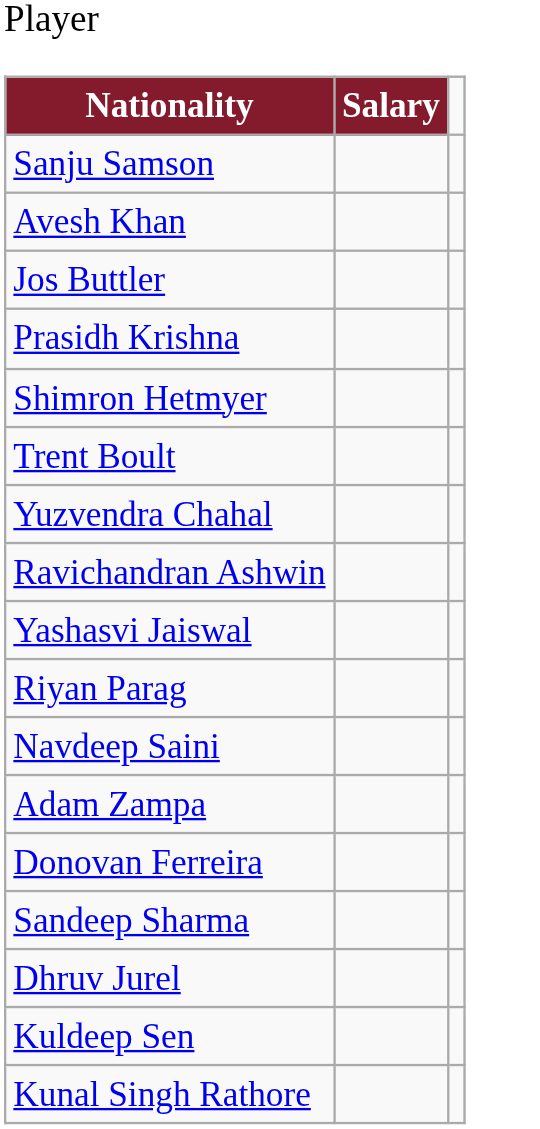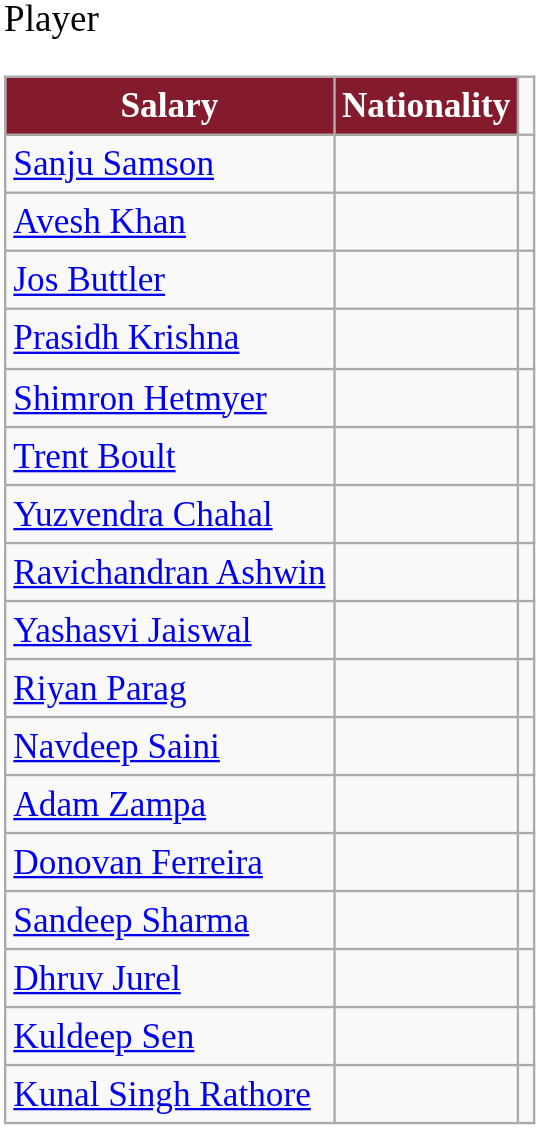columns swapped: (169, 105) <-> (391, 105)
